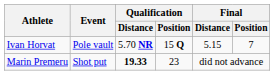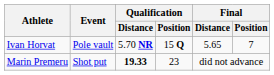(212, 45) 5.15 -> (212, 45) 5.65
